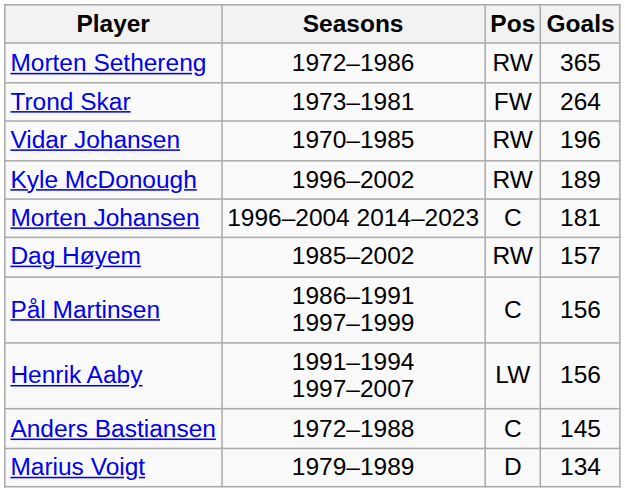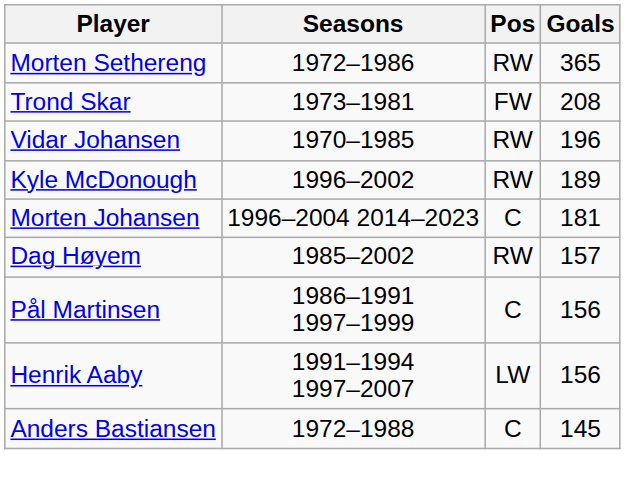(581, 101) 264 -> (581, 101) 208
- row: (78, 467)
